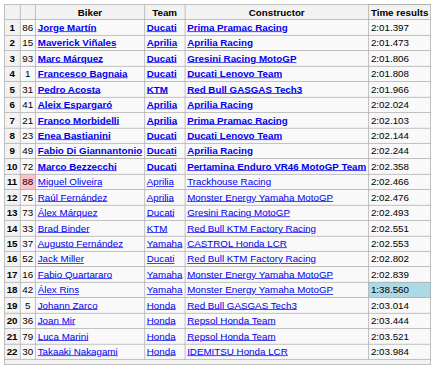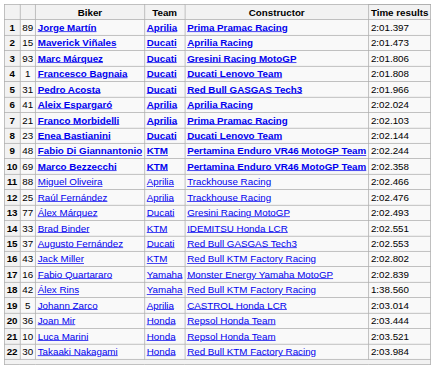(28, 27) 86 -> (28, 27) 89
(162, 27) Ducati -> (162, 27) Aprilia
(162, 43) Aprilia -> (162, 43) Ducati
(157, 89) KTM -> (162, 89) Ducati
(28, 151) 49 -> (28, 151) 48
(162, 151) Ducati -> (157, 151) KTM
(220, 151) Aprilia Racing -> (277, 151) Pertamina Enduro VR46 MotoGP Team
(28, 166) 72 -> (28, 166) 69
(162, 166) Ducati -> (157, 166) KTM
(28, 181) pink background -> (28, 181) no background
(28, 197) 75 -> (28, 197) 25
(260, 197) Monster Energy Yamaha MotoGP -> (229, 197) Trackhouse Racing
(28, 212) 73 -> (28, 212) 77
(252, 228) Red Bull KTM Factory Racing -> (237, 228) IDEMITSU Honda LCR
(165, 243) Yamaha -> (161, 243) Ducati
(237, 243) CASTROL Honda LCR -> (242, 243) Red Bull GASGAS Tech3
(28, 259) 52 -> (28, 259) 43
(161, 259) Ducati -> (157, 259) KTM
(260, 290) Monster Energy Yamaha MotoGP -> (252, 290) Red Bull KTM Factory Racing
(390, 290) lightblue background -> (390, 290) no background
(161, 305) Honda -> (160, 305) Aprilia
(242, 305) Red Bull GASGAS Tech3 -> (237, 305) CASTROL Honda LCR
(28, 336) 79 -> (28, 336) 10
(237, 351) IDEMITSU Honda LCR -> (252, 351) Red Bull KTM Factory Racing
